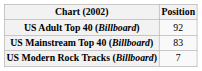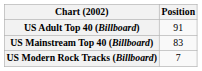(178, 27) 92 -> (178, 27) 91
